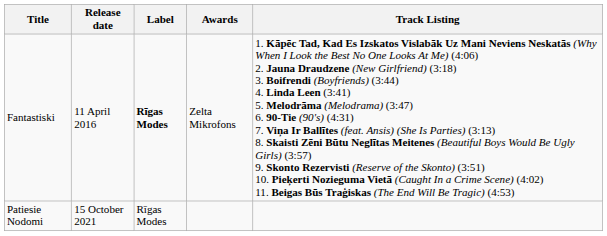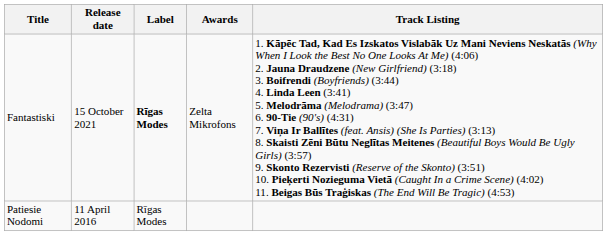(92, 117) 11 April 2016 -> (99, 117) 15 October 2021
(99, 215) 15 October 2021 -> (92, 215) 11 April 2016
